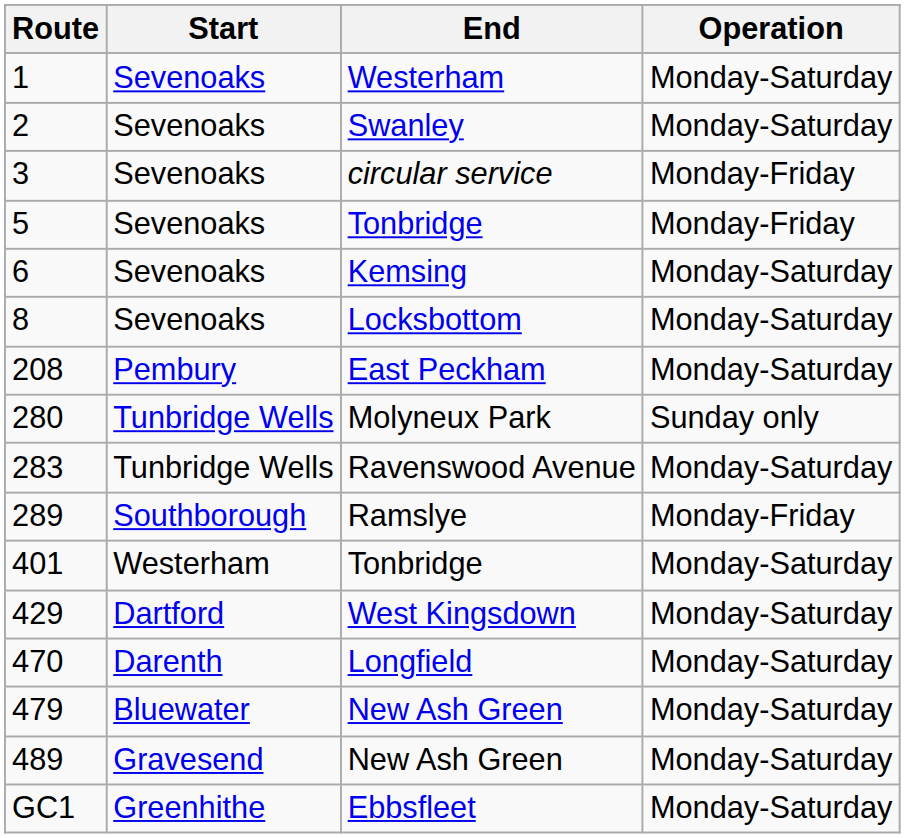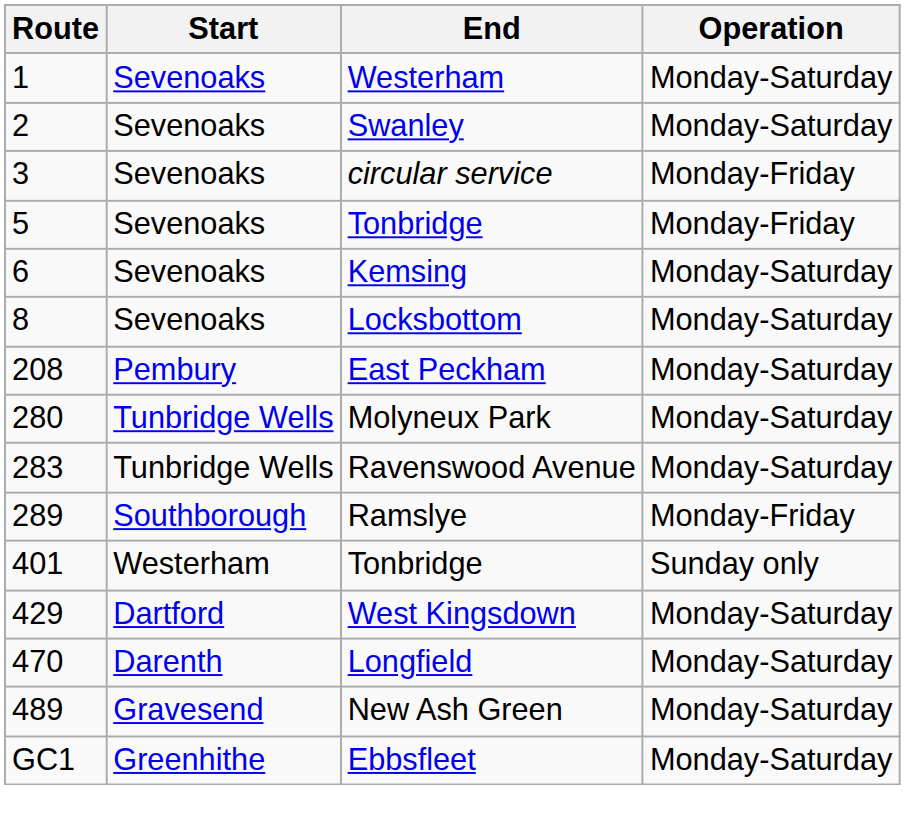(734, 418) Sunday only -> (771, 418) Monday-Saturday
(771, 564) Monday-Saturday -> (734, 564) Sunday only
- row: (38, 710)
